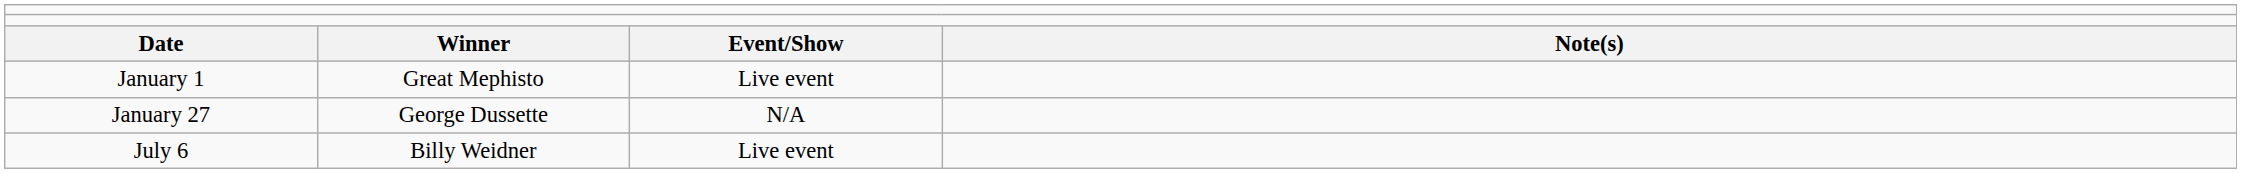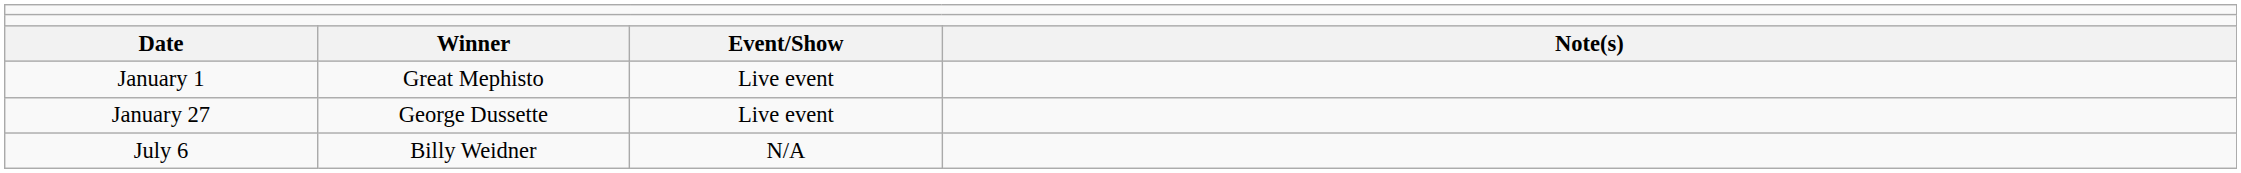(786, 114) N/A -> (786, 114) Live event
(786, 150) Live event -> (786, 150) N/A
